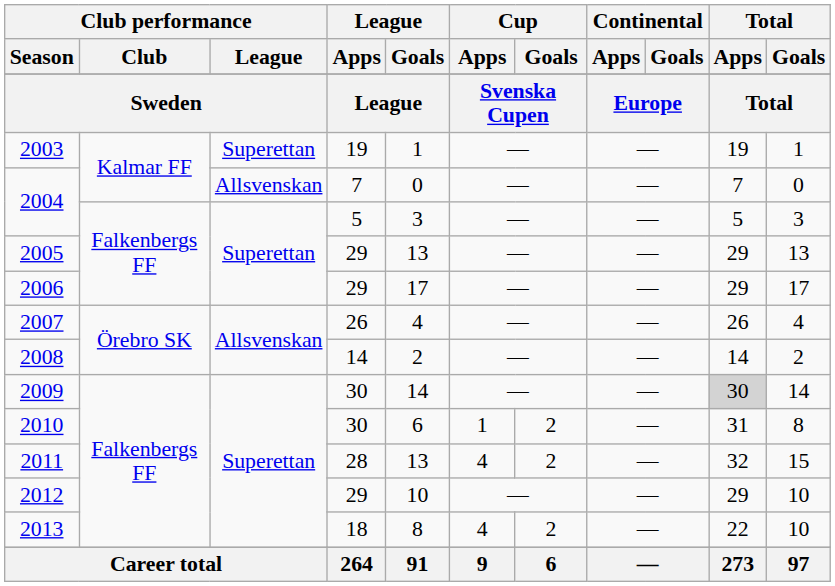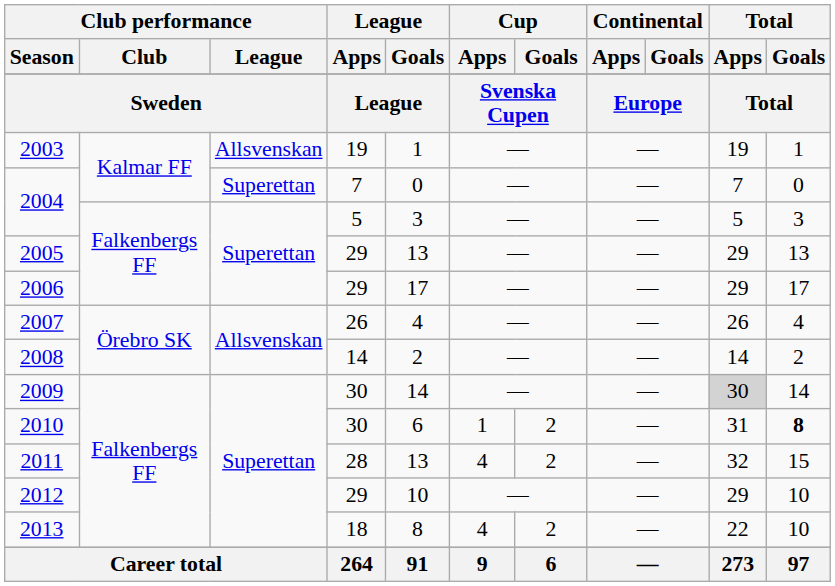(269, 149) Superettan -> (269, 149) Allsvenskan
(269, 184) Allsvenskan -> (269, 184) Superettan
(799, 425) normal -> (799, 425) bold
